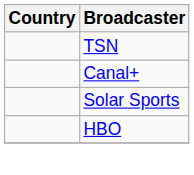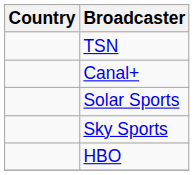+ row: (126, 128)
